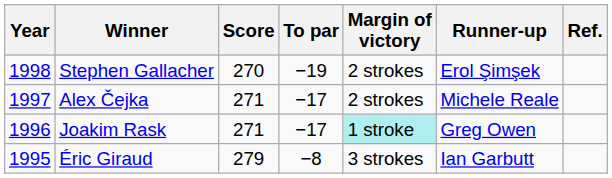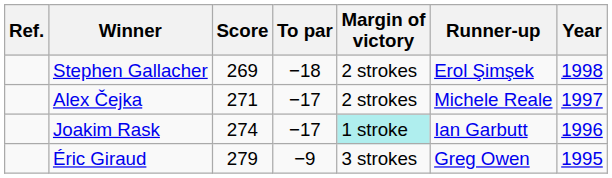columns swapped: (30, 30) <-> (585, 30)
(249, 70) 270 -> (242, 70) 269
(311, 70) −19 -> (305, 70) −18
(249, 129) 271 -> (242, 129) 274
(488, 129) Greg Owen -> (481, 129) Ian Garbutt
(311, 159) −8 -> (305, 159) −9
(487, 159) Ian Garbutt -> (482, 159) Greg Owen
